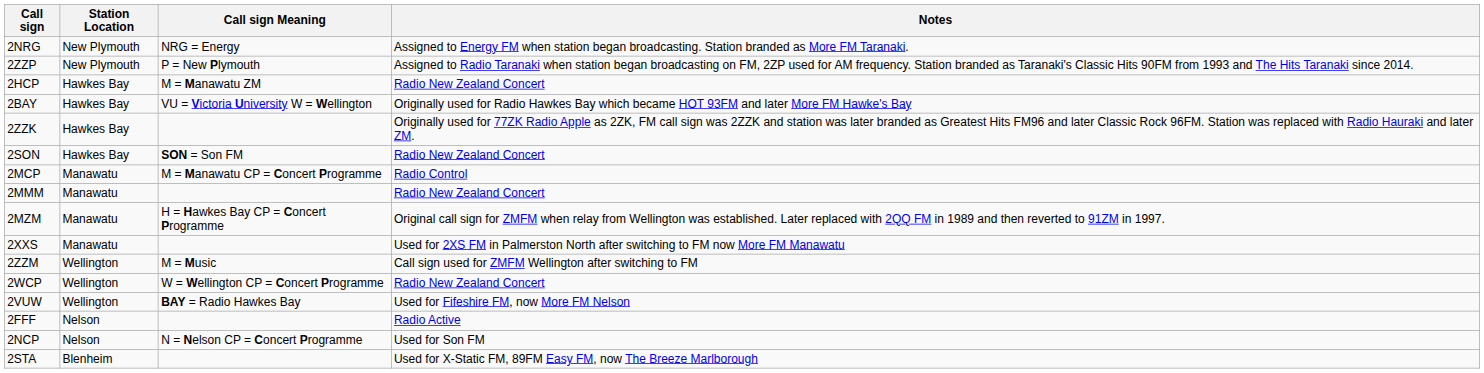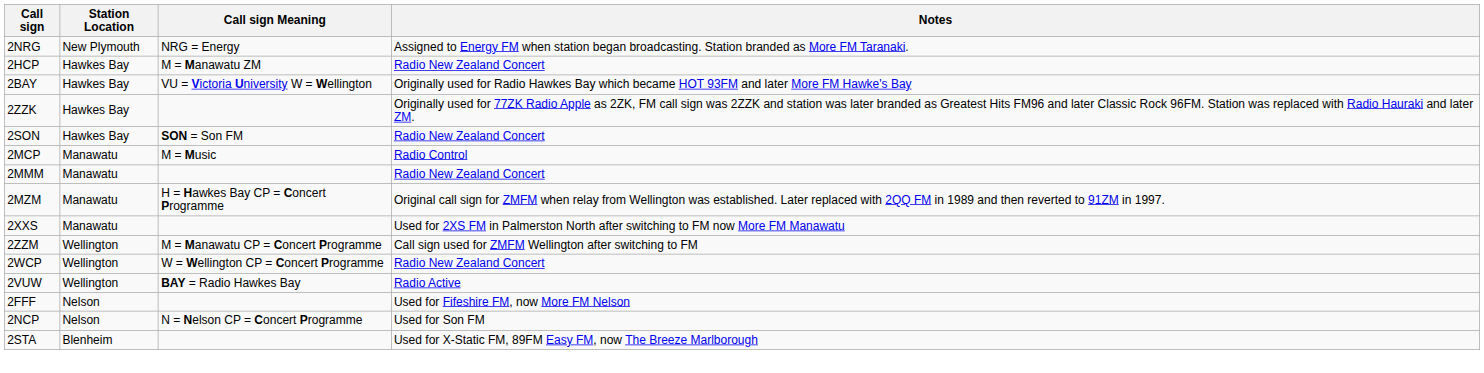- row: (22, 65)
(271, 174) M = Manawatu CP = Concert Programme -> (189, 155) M = Music
(189, 263) M = Music -> (271, 244) M = Manawatu CP = Concert Programme
(512, 301) Used for Fifeshire FM, now More FM Nelson -> (427, 282) Radio Active
(427, 320) Radio Active -> (512, 301) Used for Fifeshire FM, now More FM Nelson
